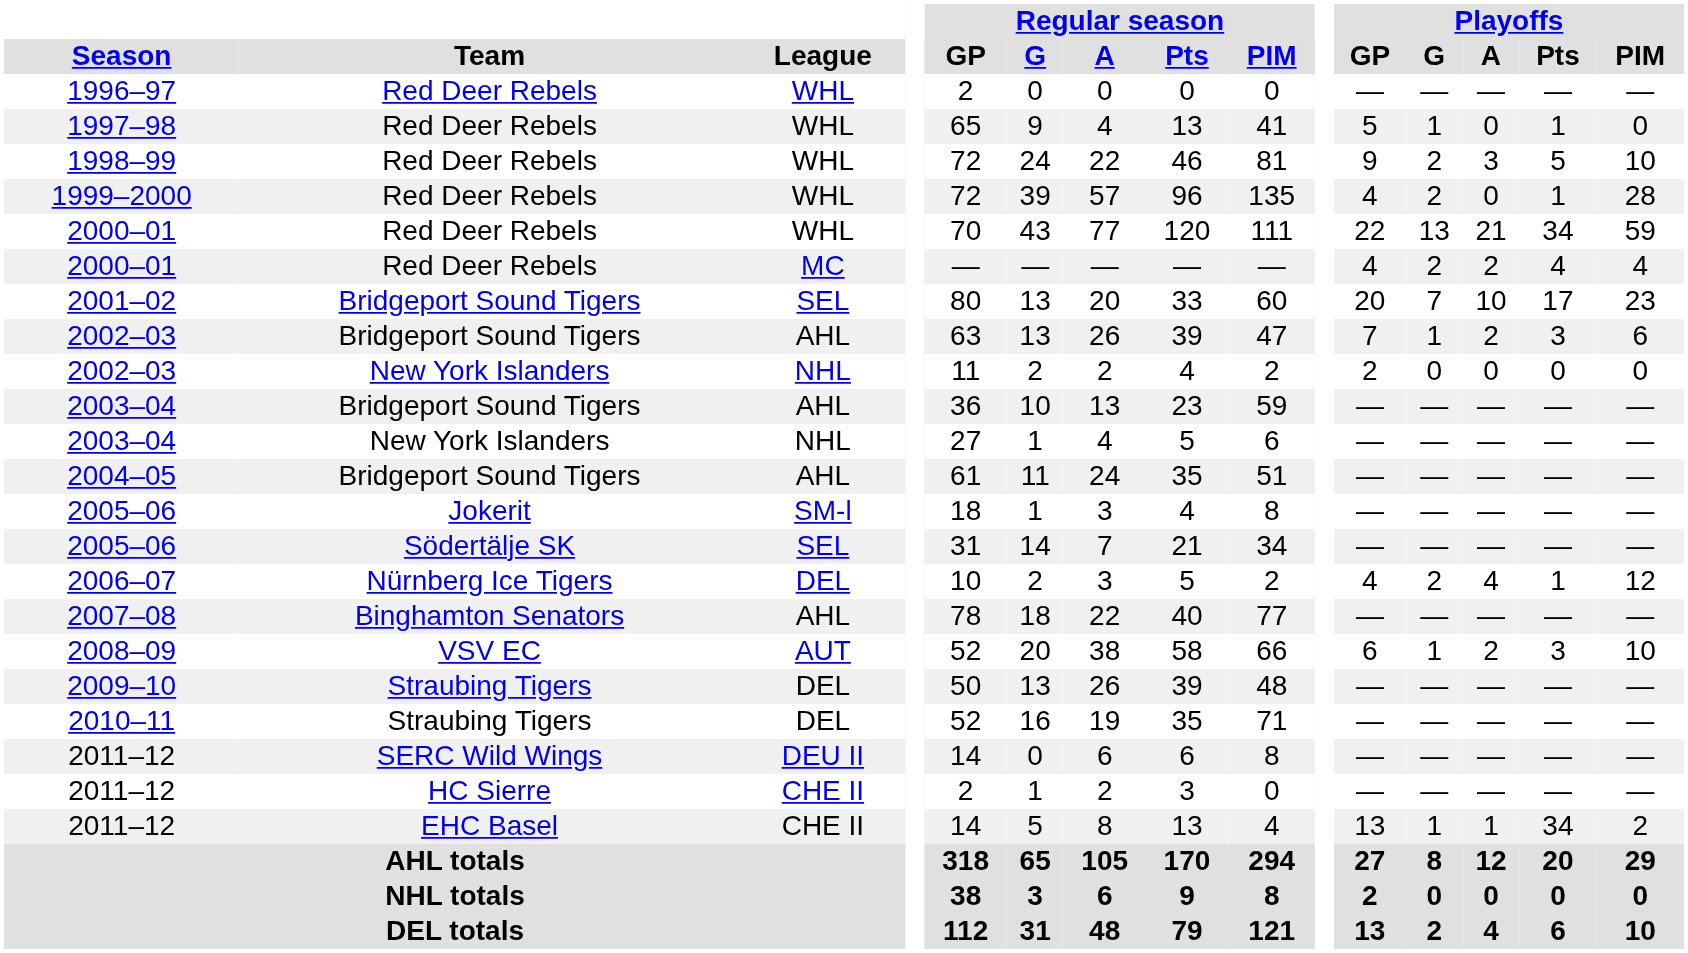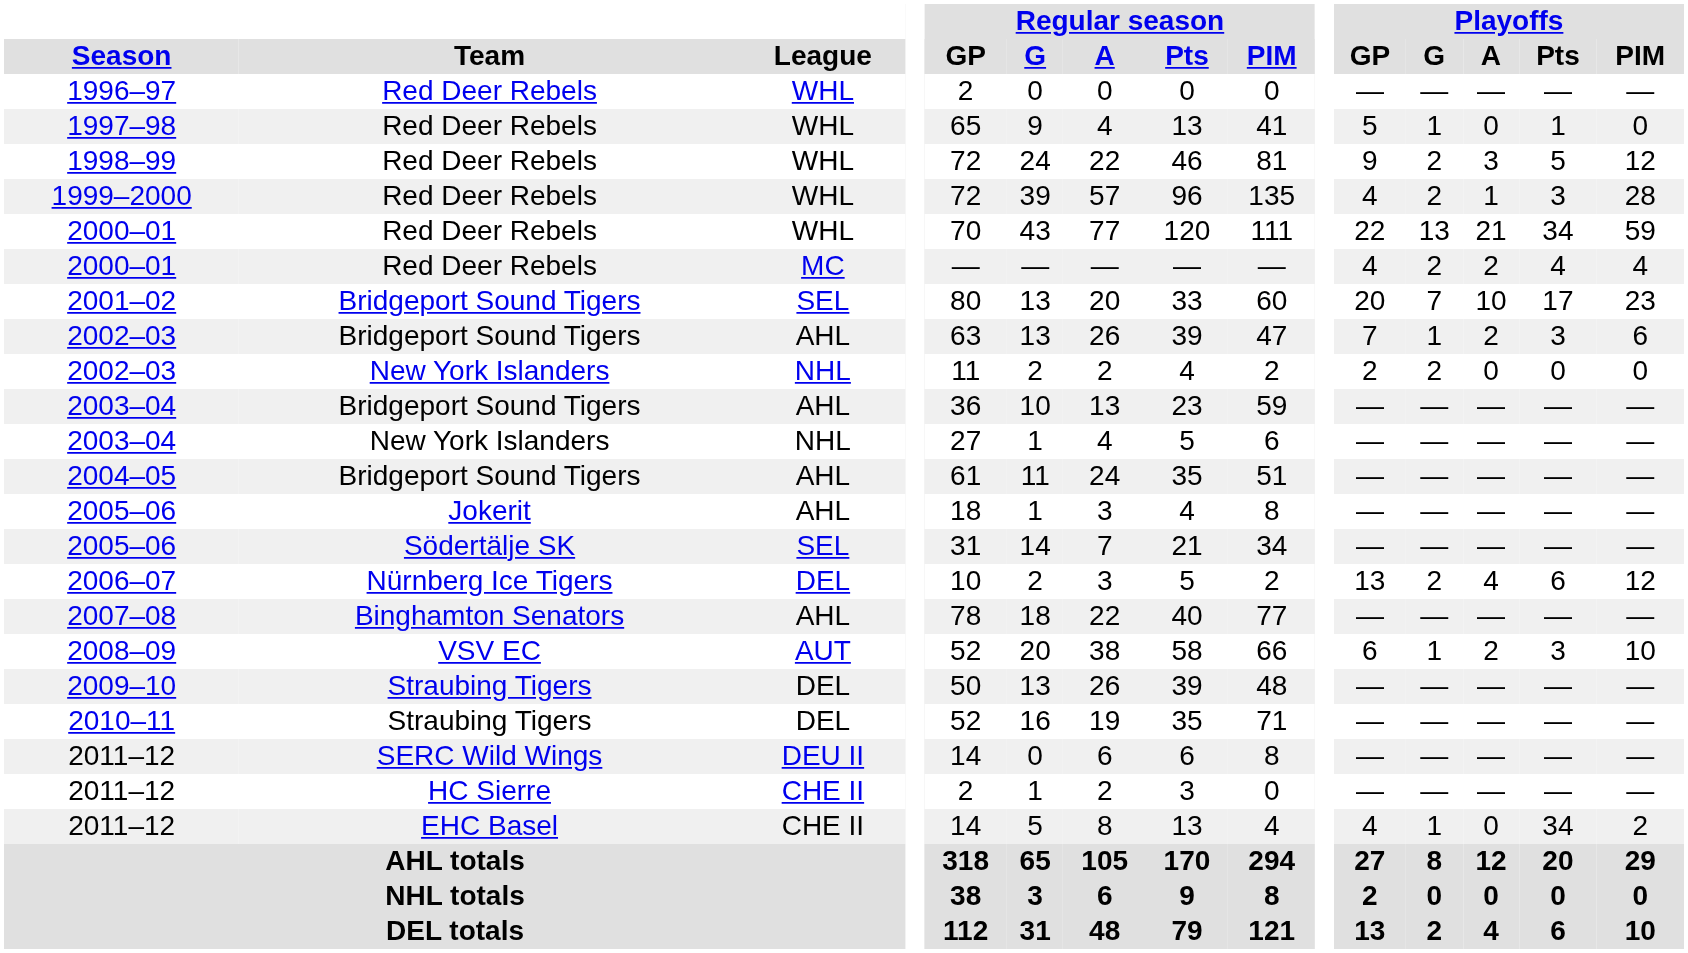(1640, 161) 10 -> (1640, 161) 12
(1491, 196) 0 -> (1491, 196) 1
(1558, 196) 1 -> (1558, 196) 3
(1434, 371) 0 -> (1434, 371) 2
(823, 511) SM-l -> (823, 511) AHL
(1370, 581) 4 -> (1370, 581) 13
(1558, 581) 1 -> (1558, 581) 6
(1370, 826) 13 -> (1370, 826) 4
(1491, 826) 1 -> (1491, 826) 0
